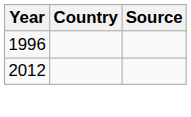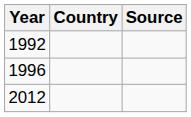+ row: (27, 44)
